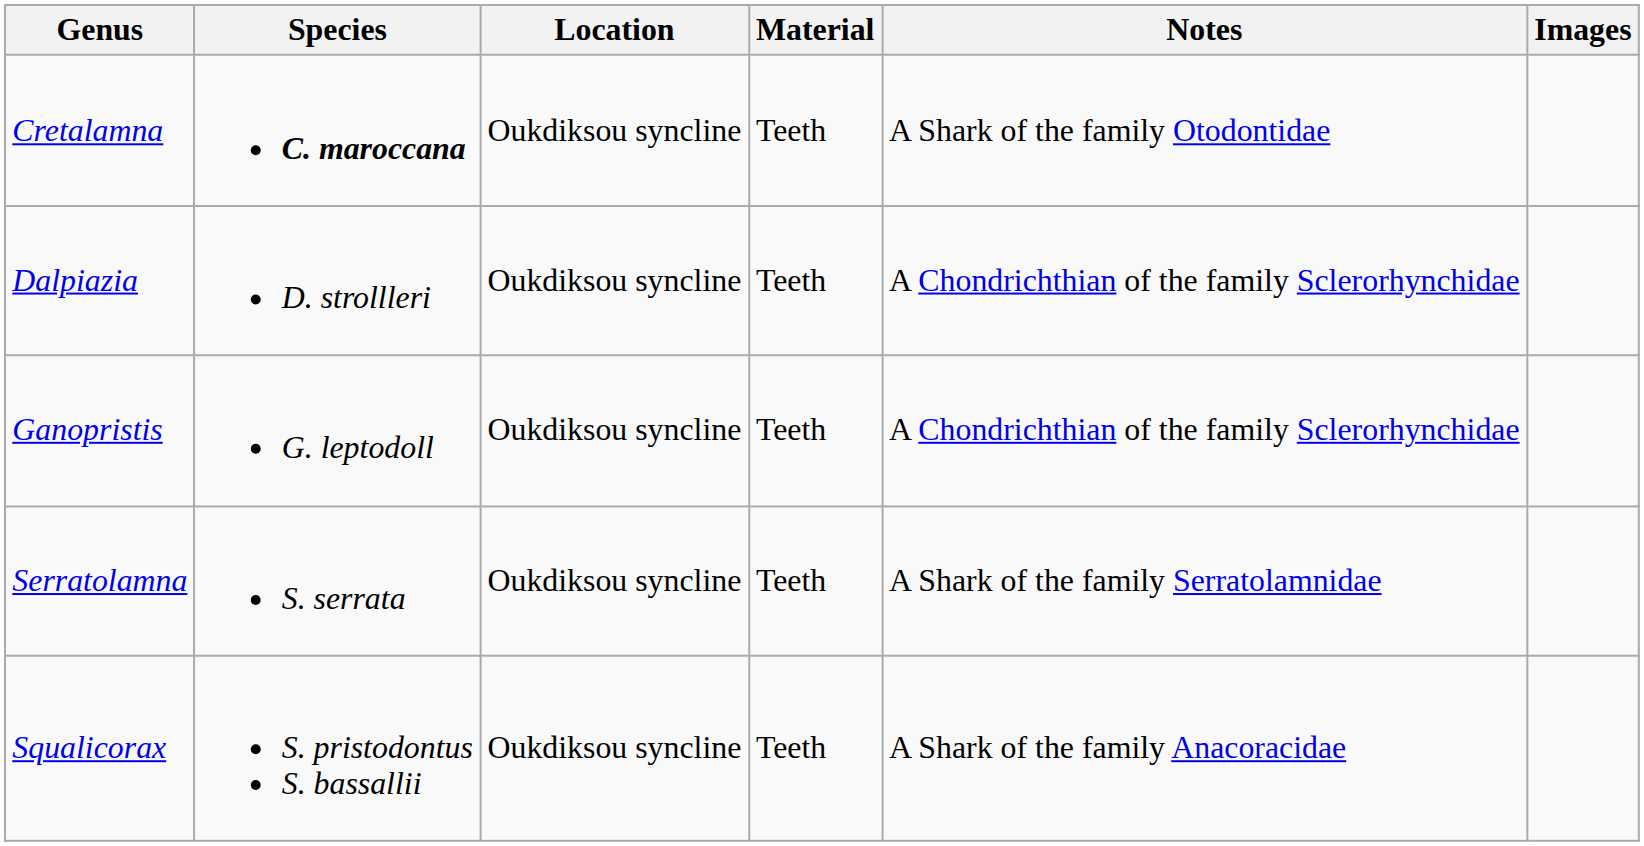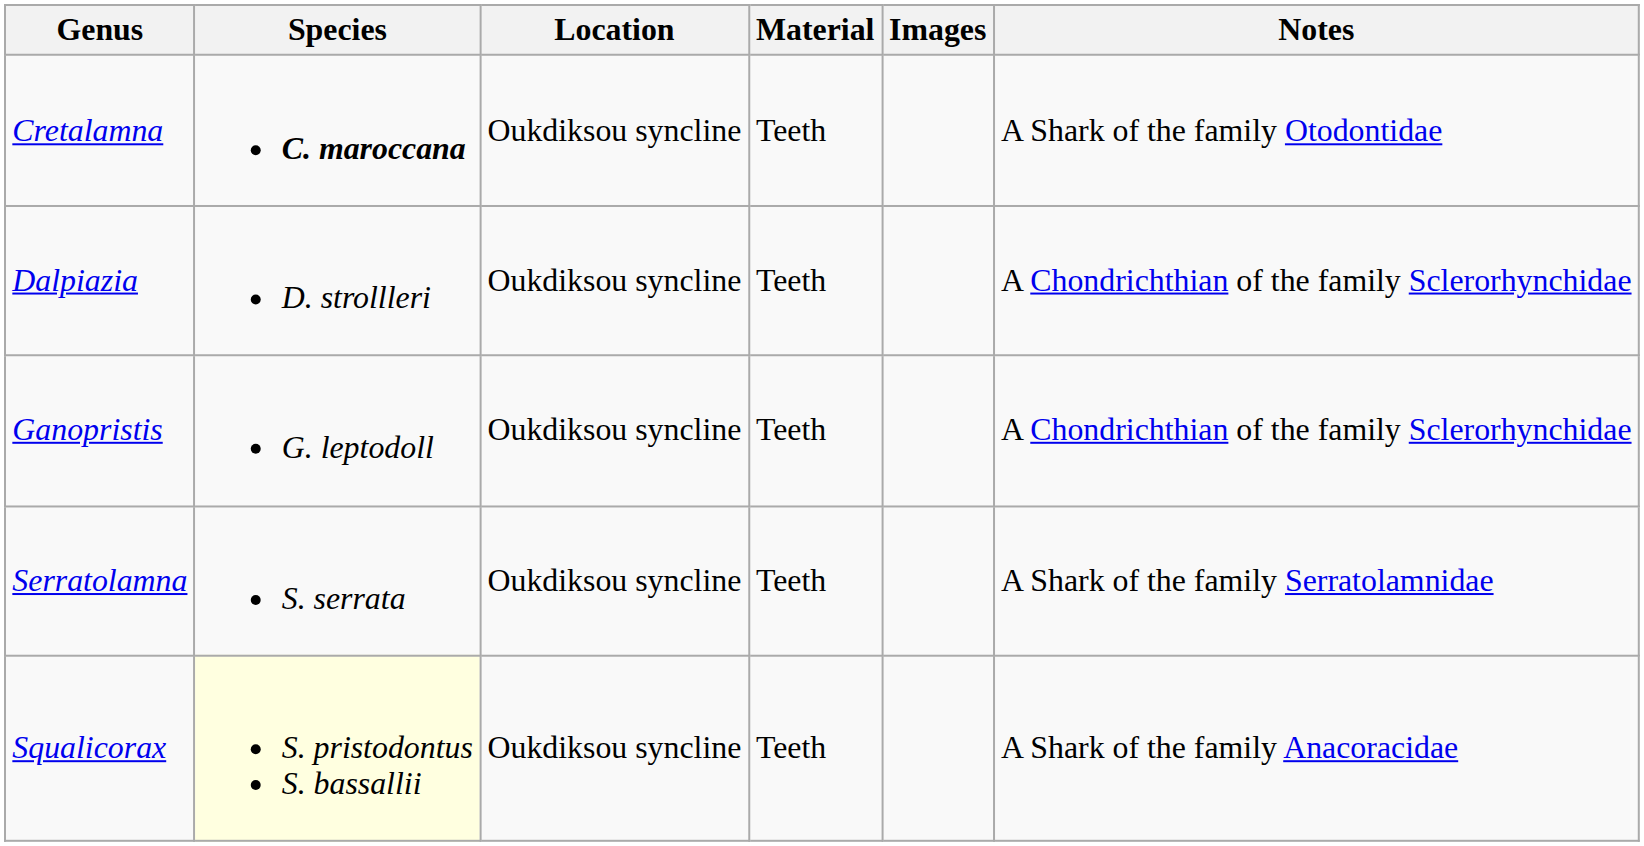columns swapped: (1204, 29) <-> (1583, 29)
(337, 766) no background -> (337, 766) lightyellow background
